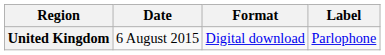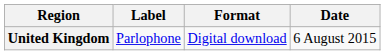columns swapped: (158, 15) <-> (344, 15)
